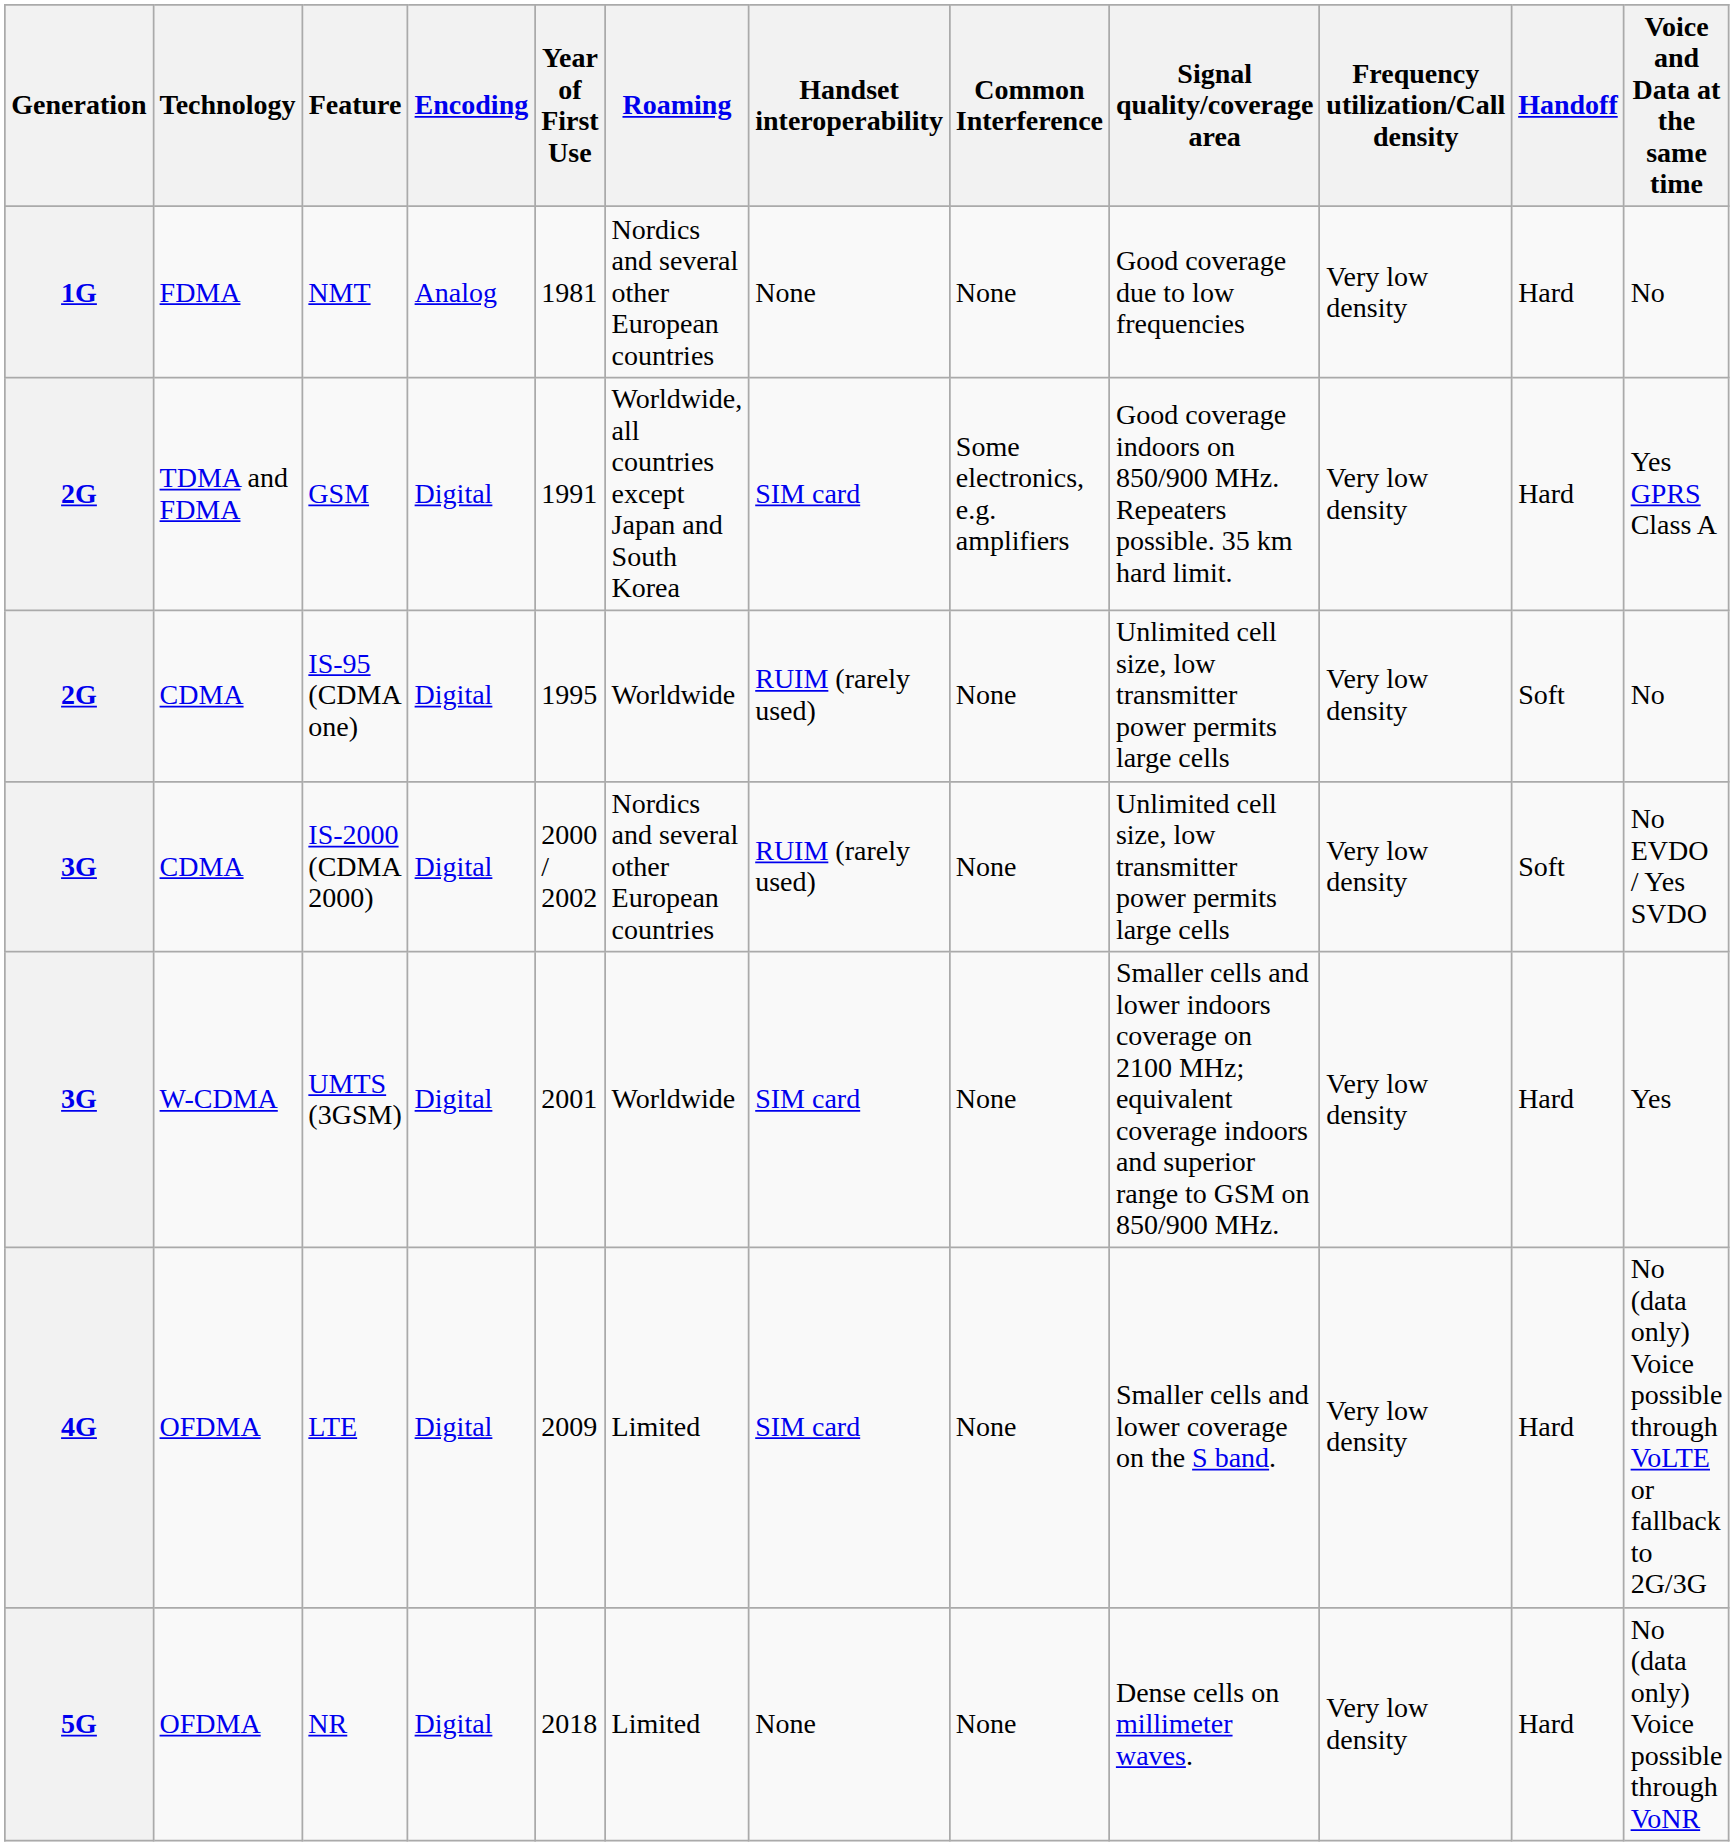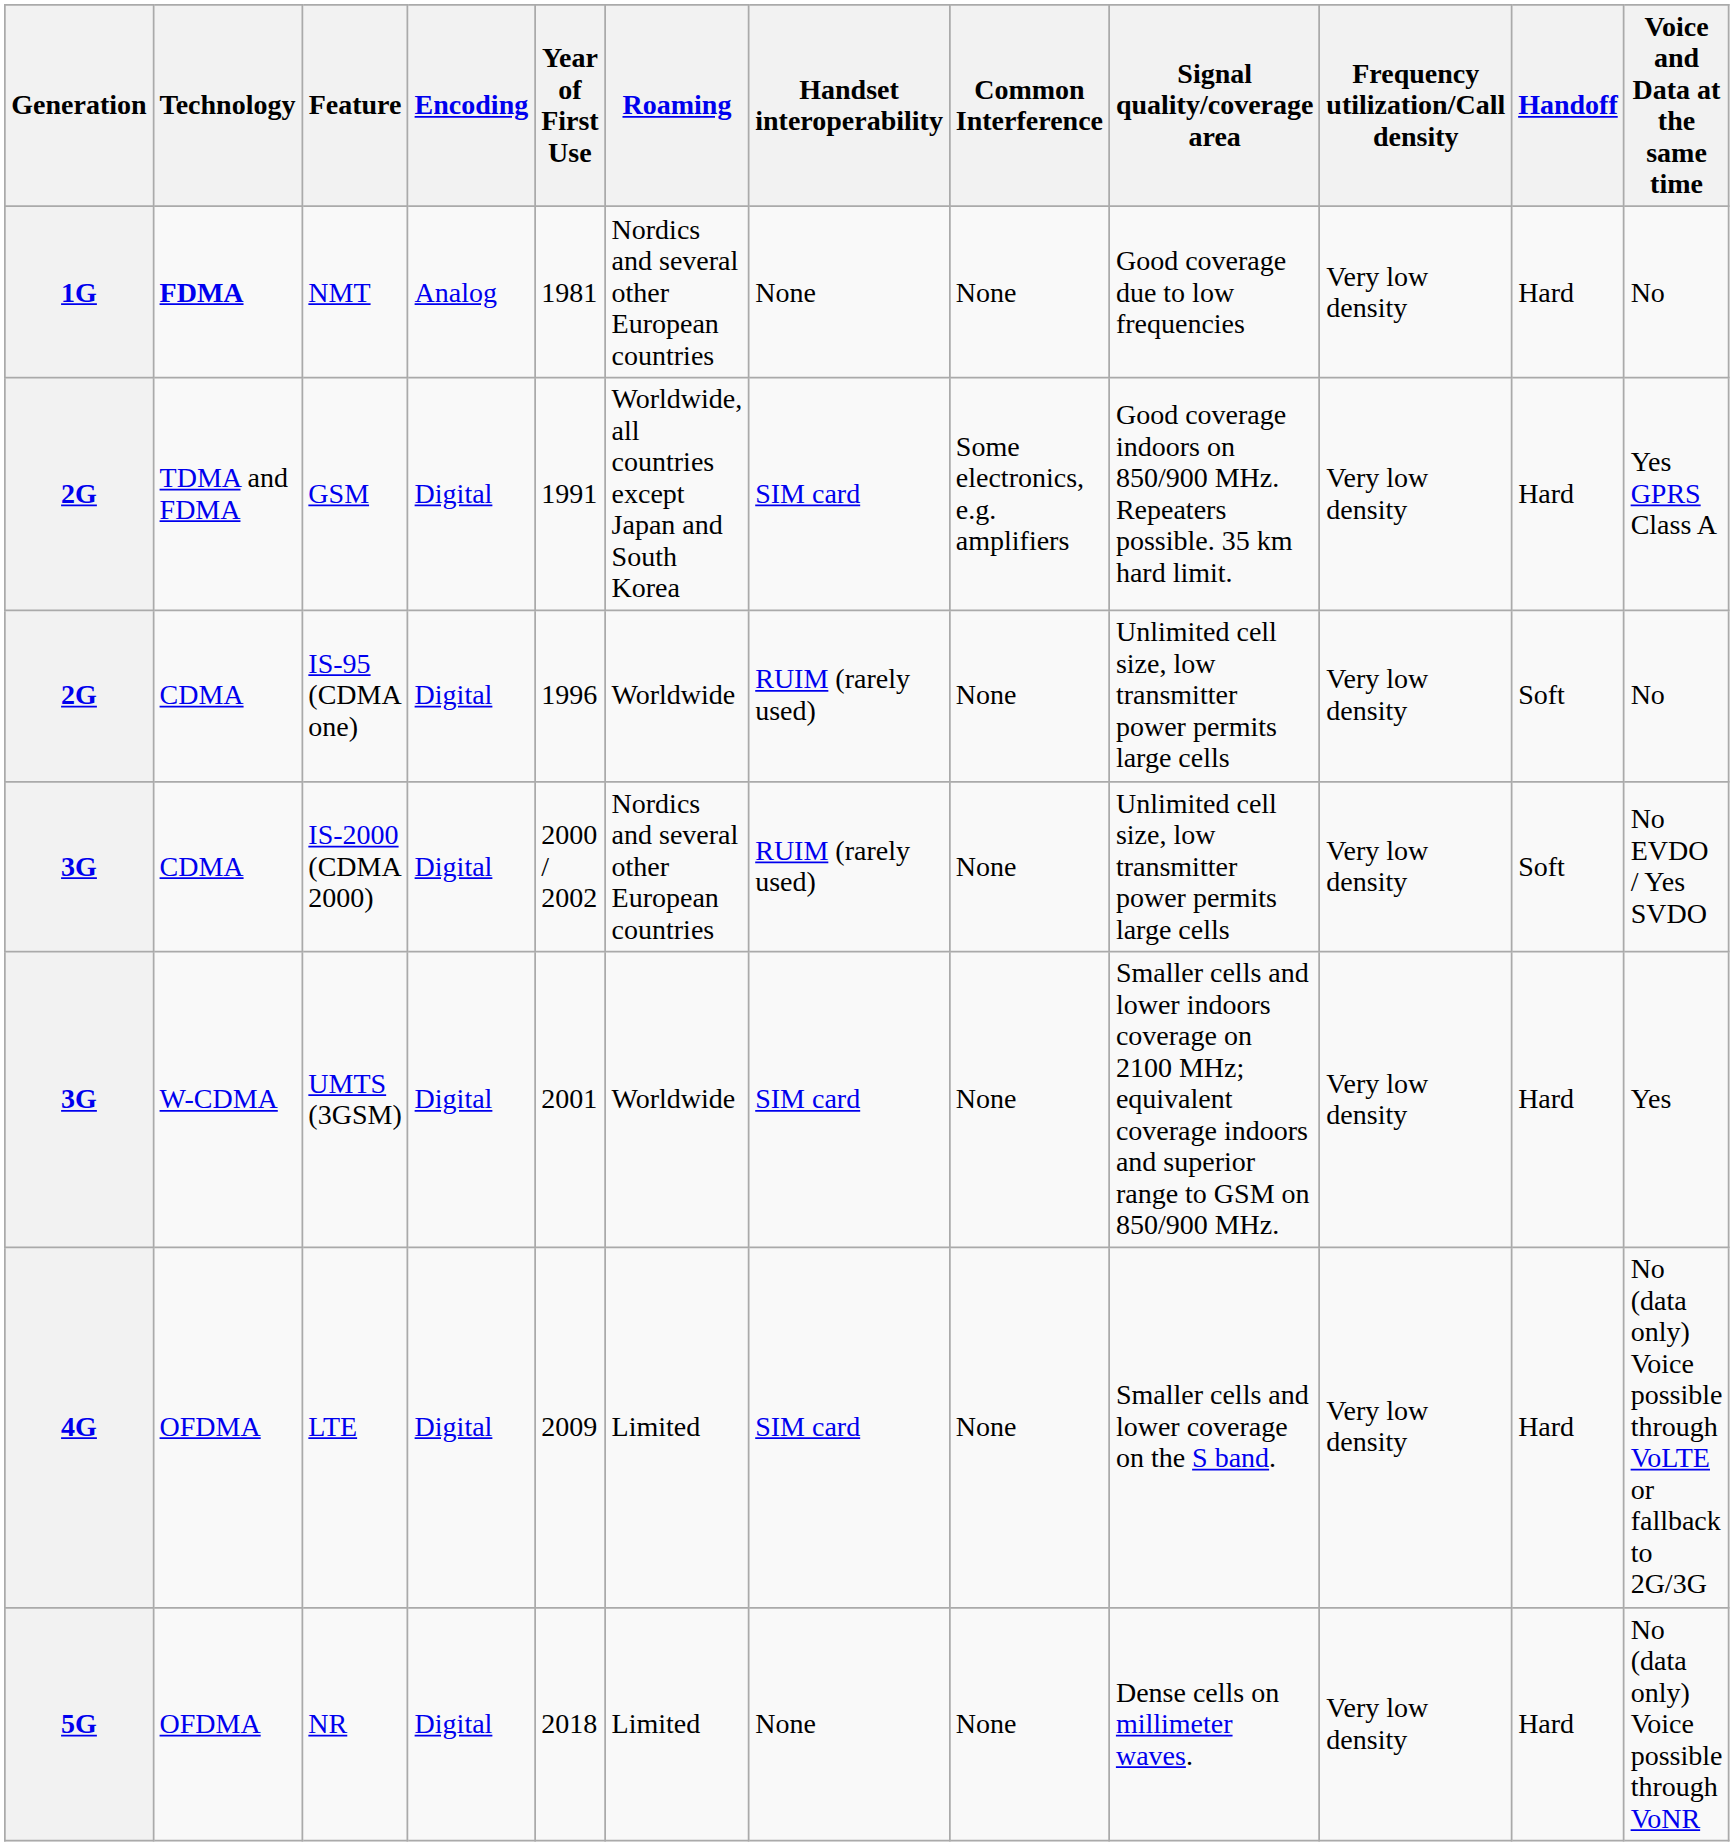(200, 291) normal -> (202, 291) bold
(569, 695) 1995 -> (569, 695) 1996
